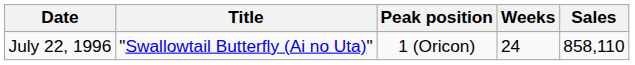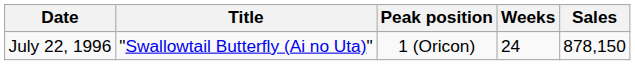(594, 45) 858,110 -> (595, 45) 878,150
